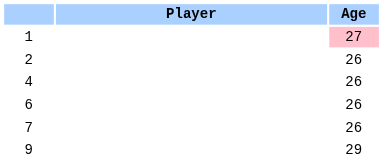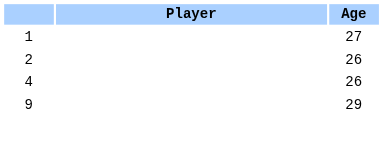(354, 37) pink background -> (354, 37) no background
- row: (29, 105)
- row: (29, 128)
